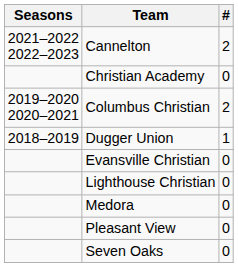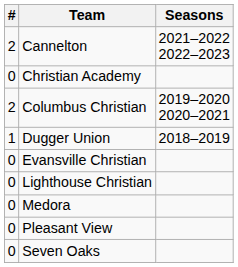columns swapped: (226, 15) <-> (43, 15)
